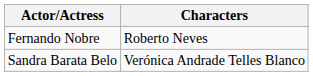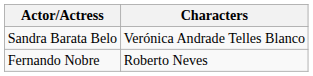rows swapped: (62, 60) <-> (54, 37)
